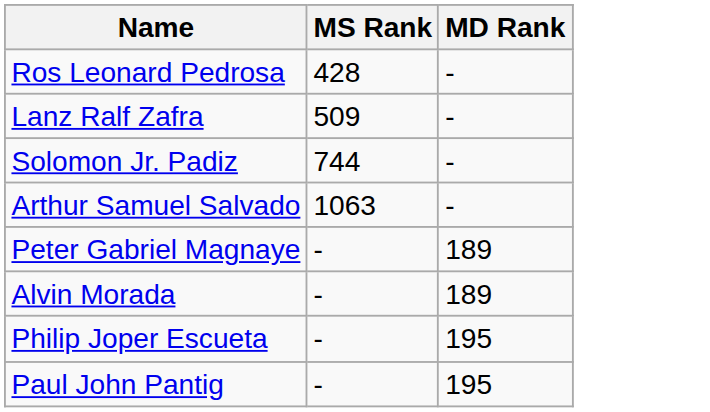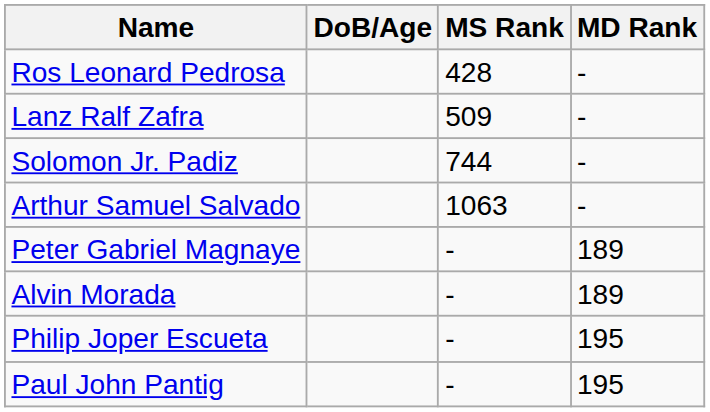+ column: (373, 27)
